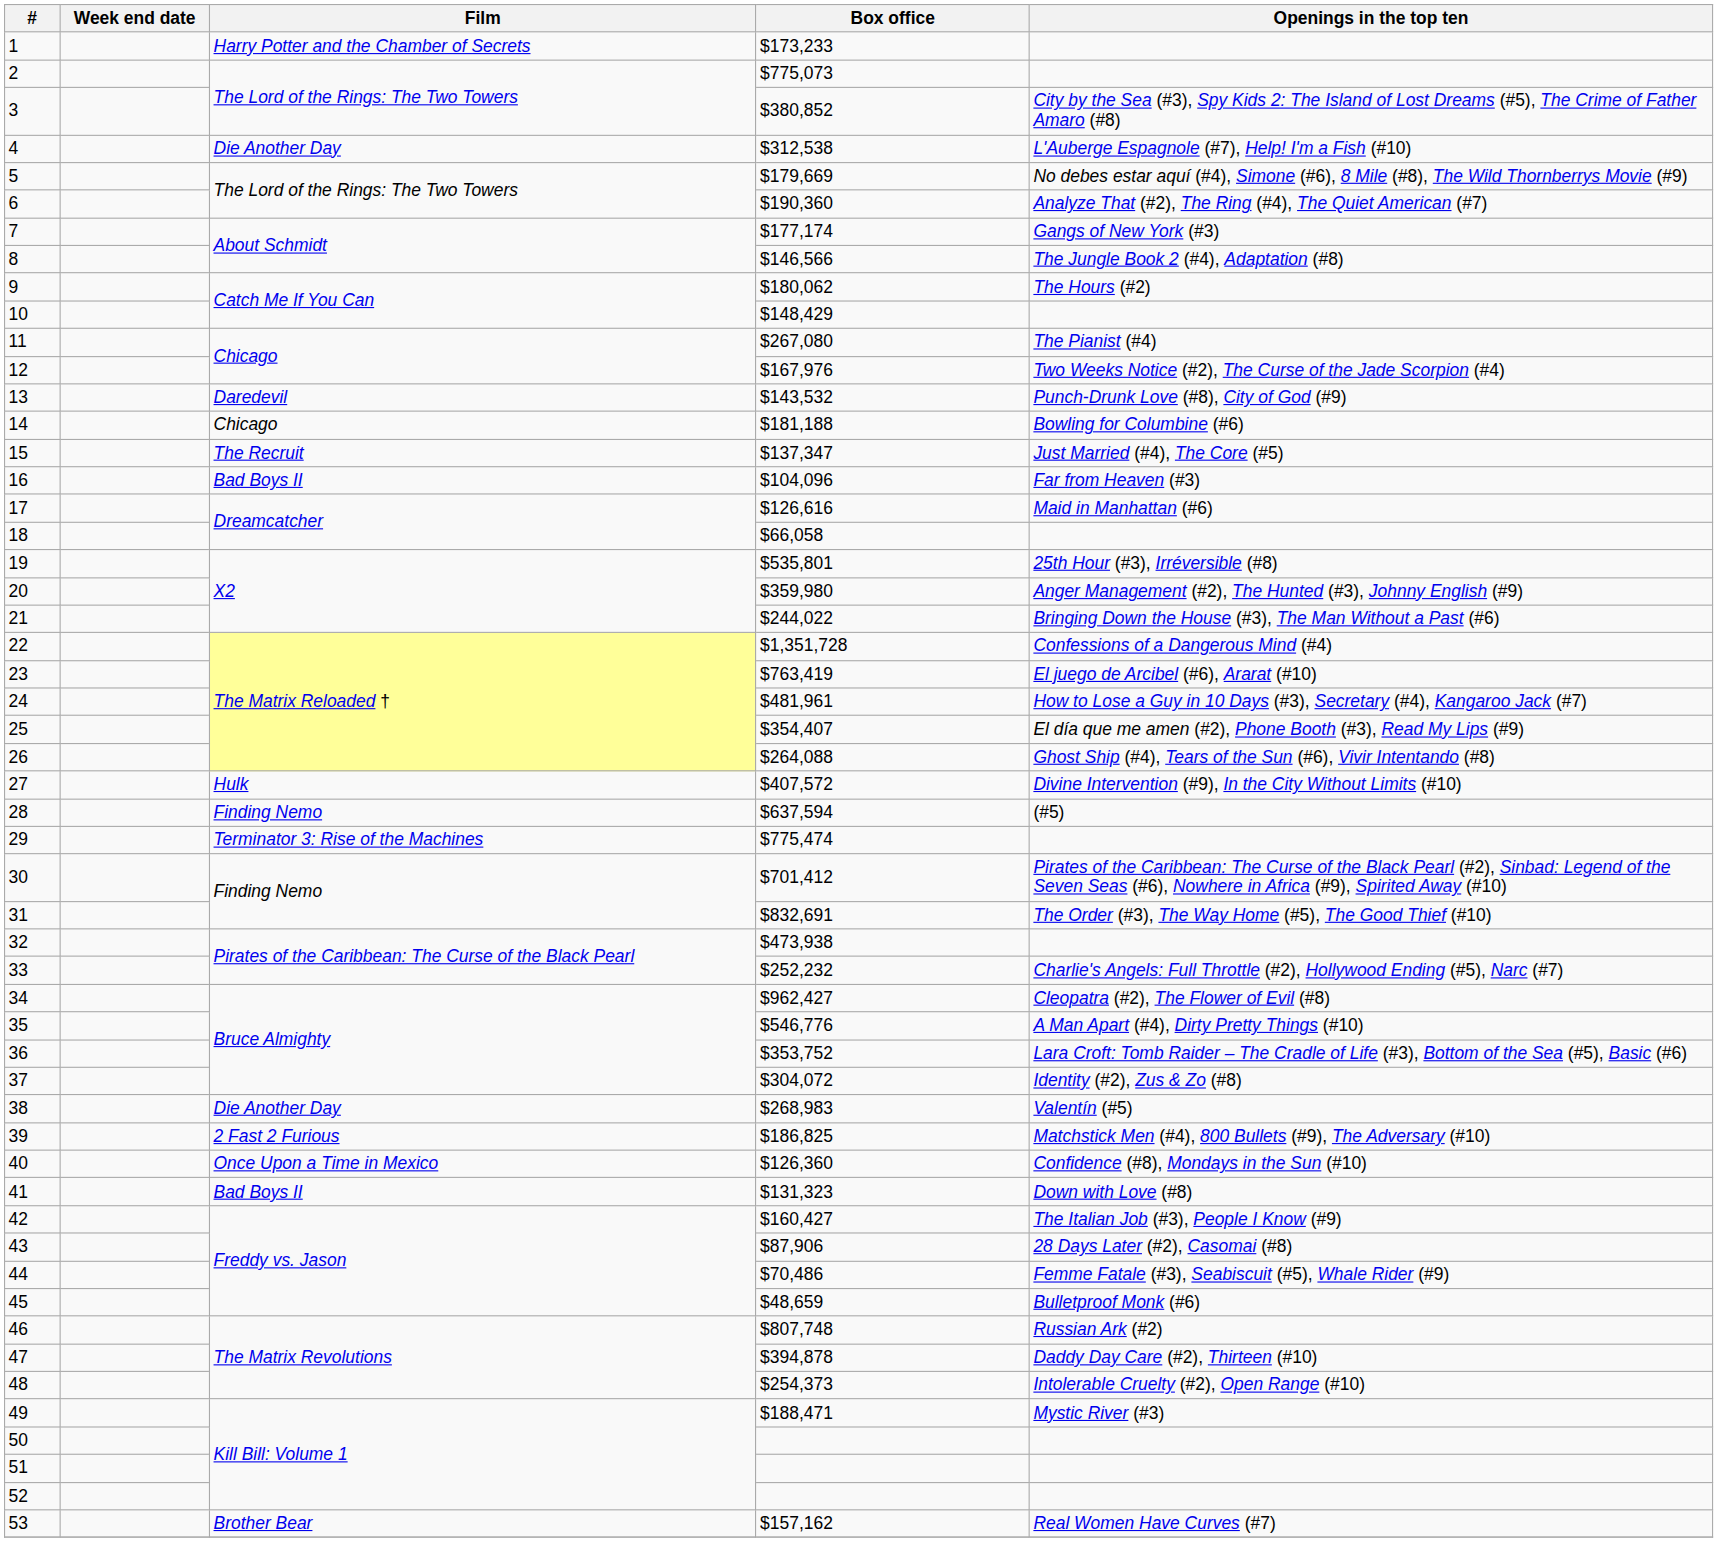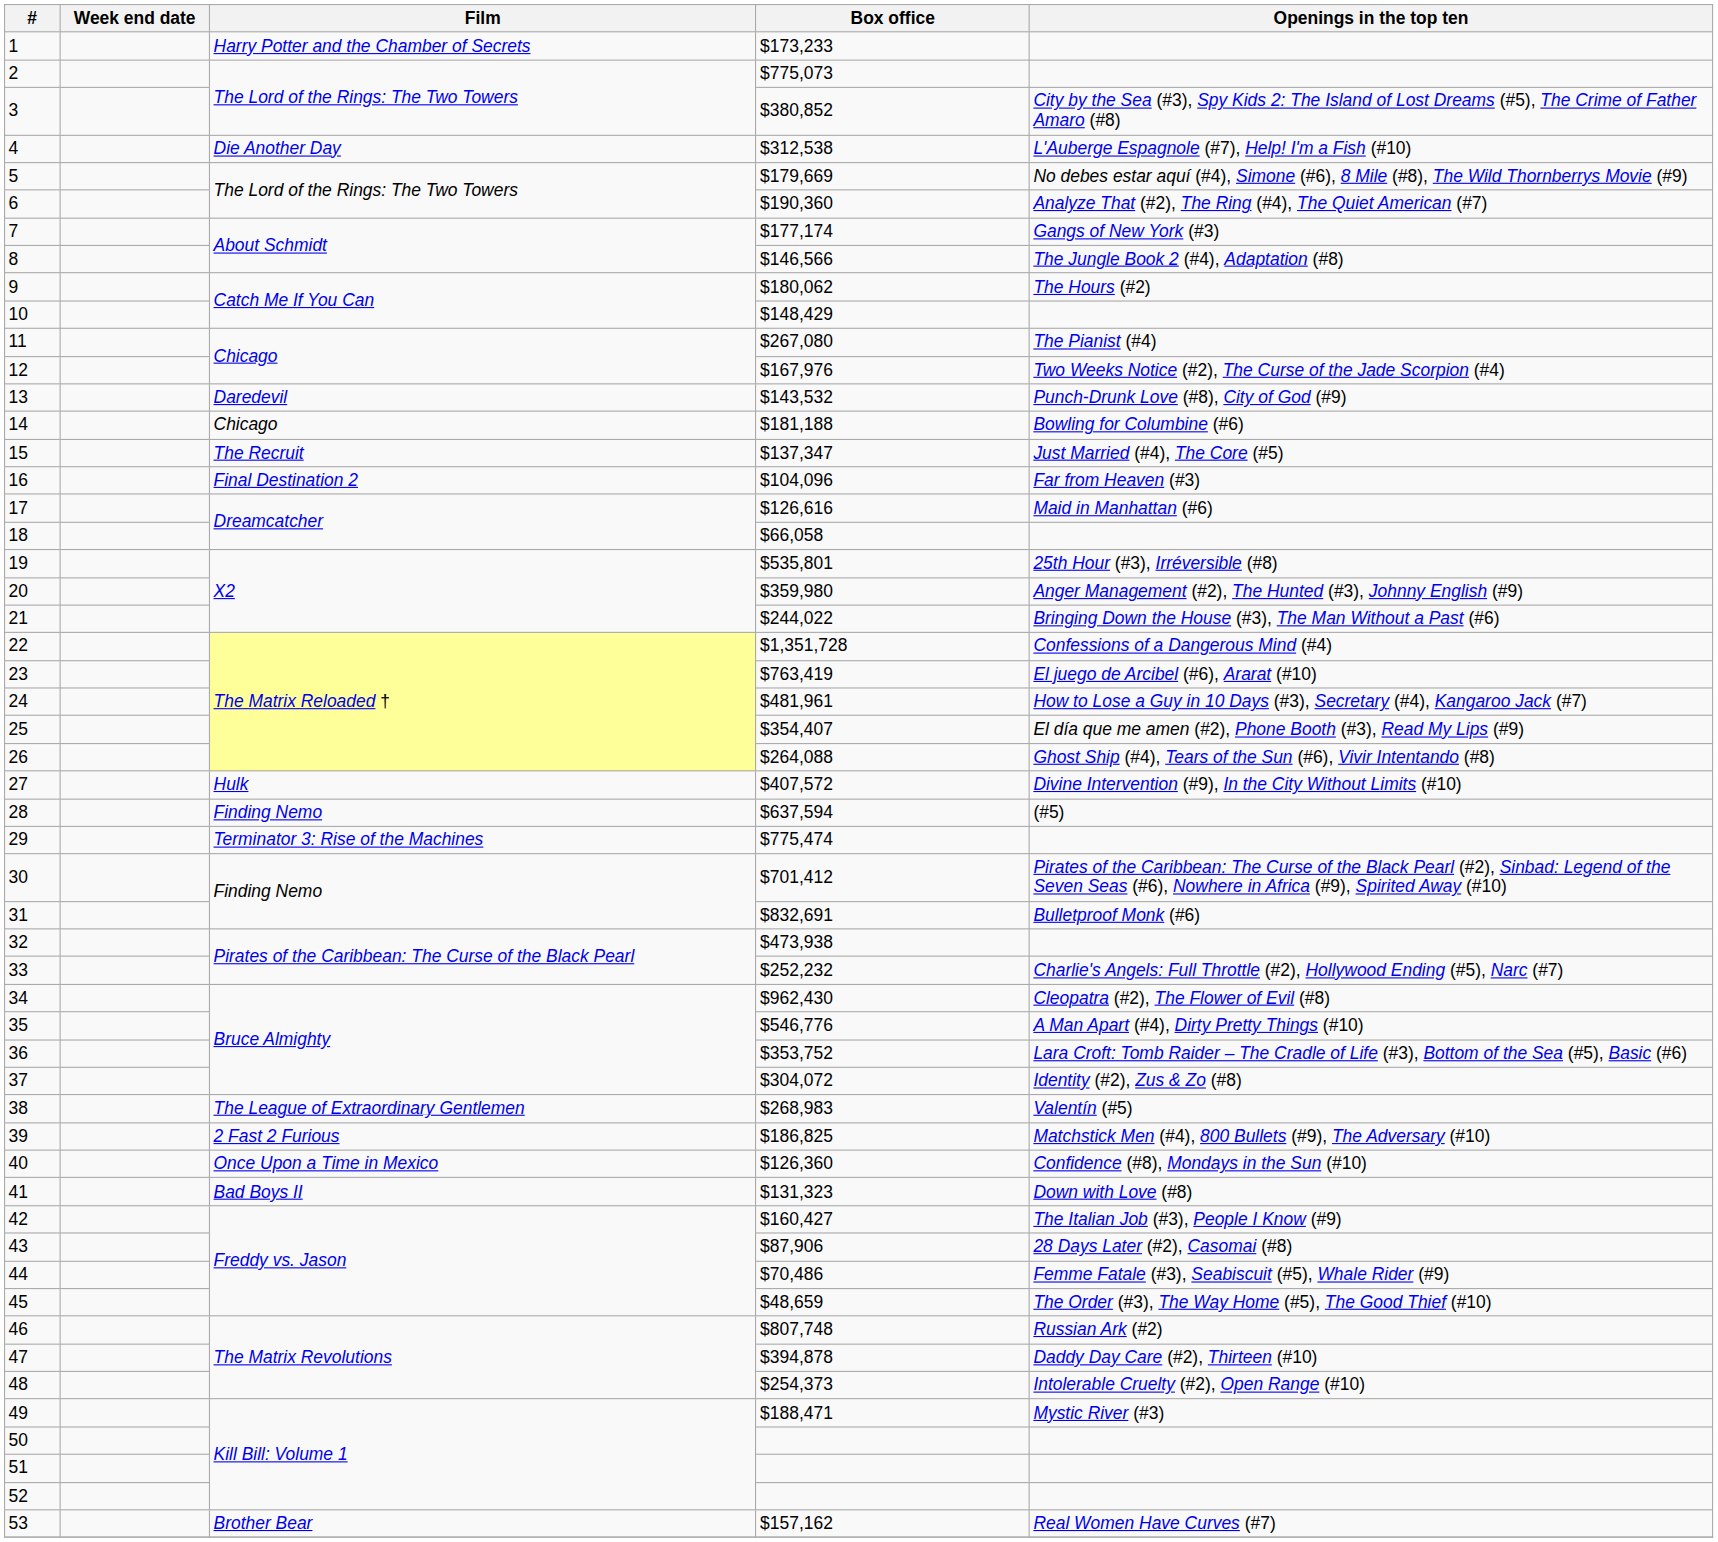(258, 480) Bad Boys II -> (286, 480) Final Destination 2
(1262, 914) The Order (#3), The Way Home (#5), The Good Thief (#10) -> (1117, 914) Bulletproof Monk (#6)
(796, 997) $962,427 -> (796, 997) $962,430
(277, 1108) Die Another Day -> (369, 1108) The League of Extraordinary Gentlemen
(1117, 1302) Bulletproof Monk (#6) -> (1262, 1302) The Order (#3), The Way Home (#5), The Good Thief (#10)
